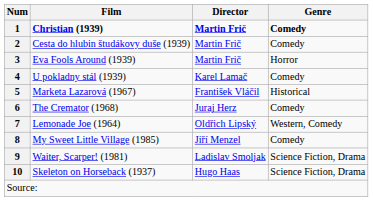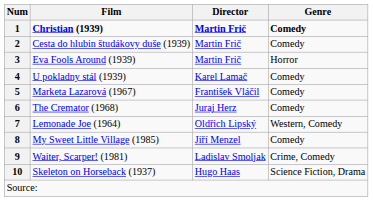(290, 92) Historical -> (287, 92) Comedy
(318, 156) Science Fiction, Drama -> (303, 156) Crime, Comedy
